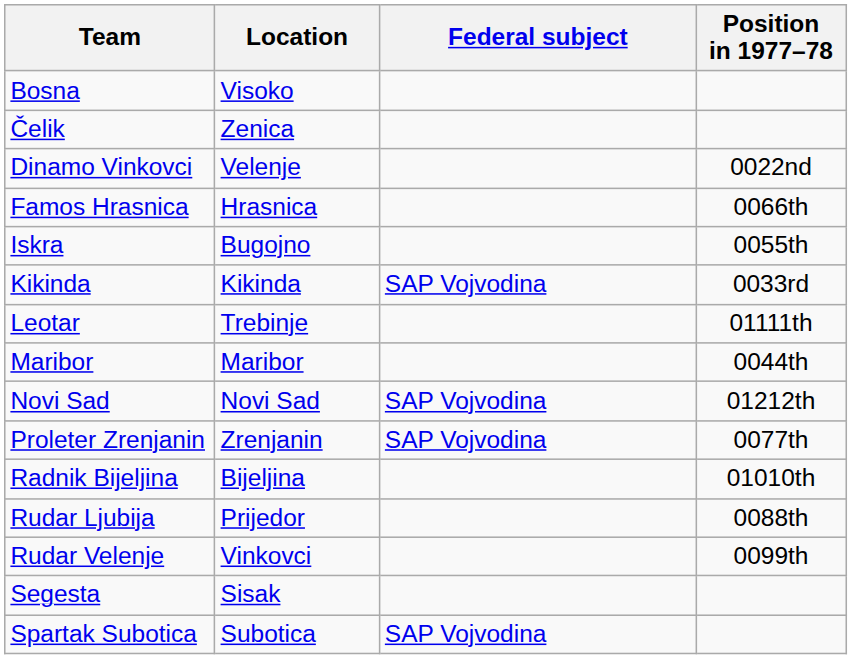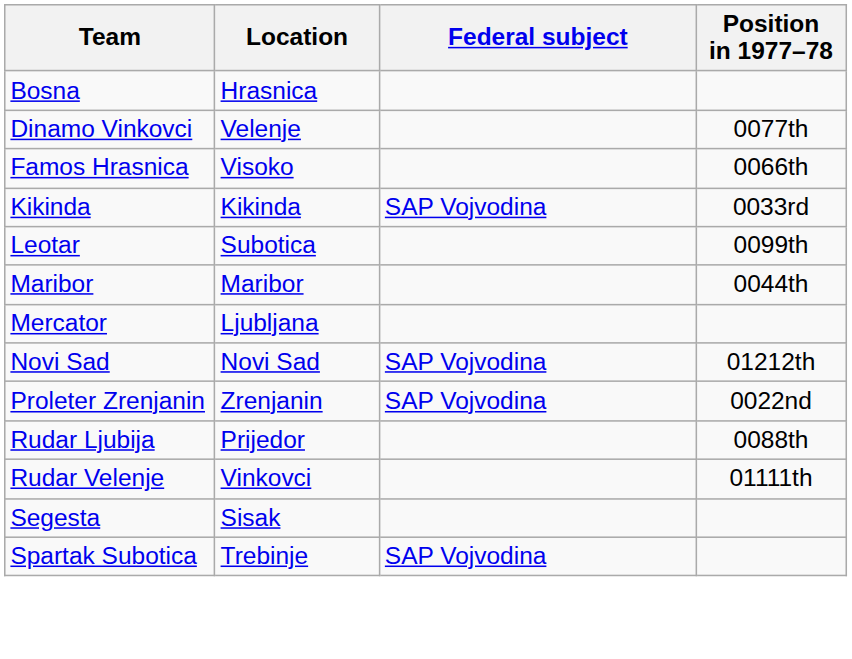(257, 90) Visoko -> (269, 90) Hrasnica
- row: (38, 129)
(771, 167) 0022nd -> (771, 129) 0077th
(269, 206) Hrasnica -> (257, 167) Visoko
- row: (37, 245)
(264, 323) Trebinje -> (268, 245) Subotica
(771, 323) 01111th -> (771, 245) 0099th
+ row: (59, 323)
(771, 439) 0077th -> (771, 400) 0022nd
- row: (94, 478)
(771, 556) 0099th -> (771, 478) 01111th
(268, 633) Subotica -> (264, 556) Trebinje
